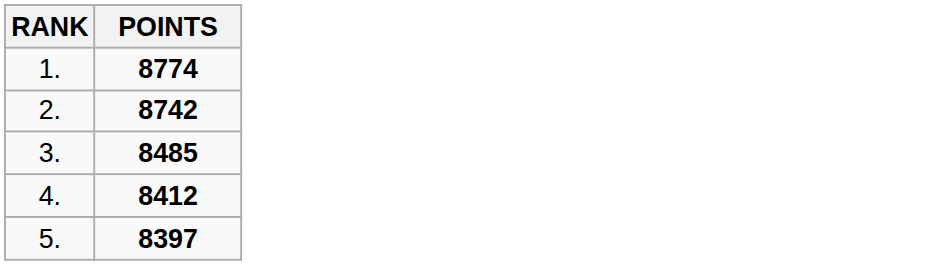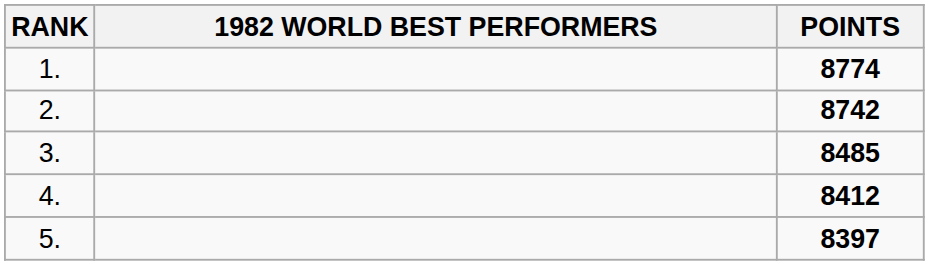+ column: (436, 26)
